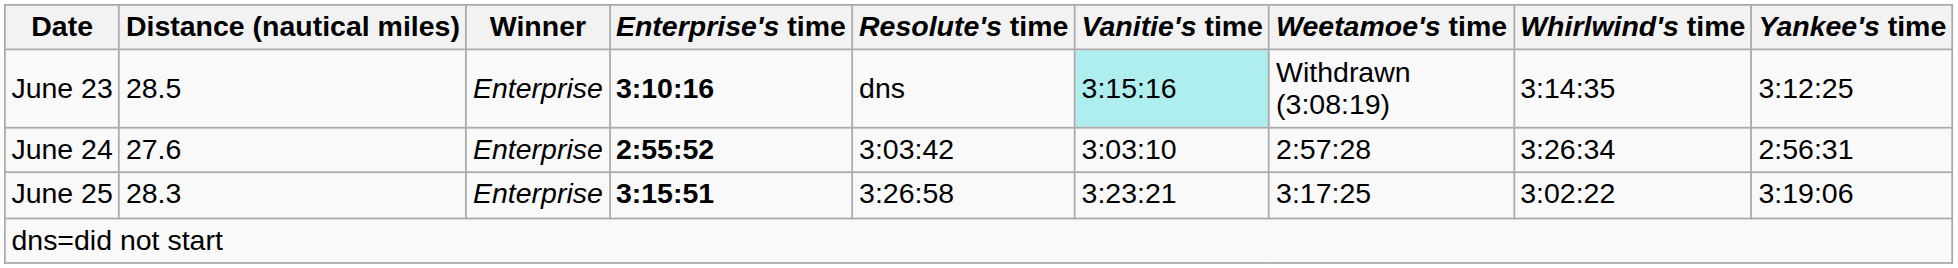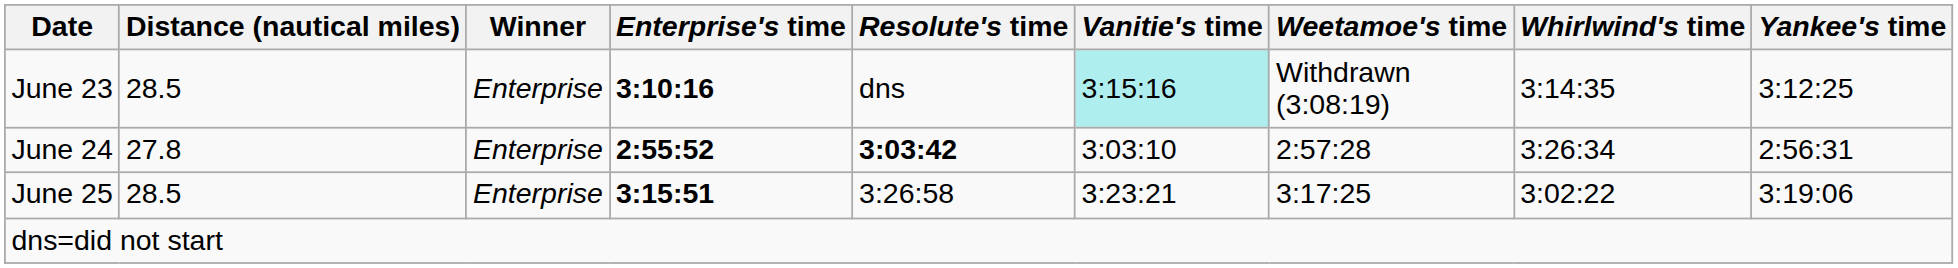(154, 149) 27.6 -> (154, 149) 27.8
(907, 149) normal -> (908, 149) bold
(154, 194) 28.3 -> (154, 194) 28.5
